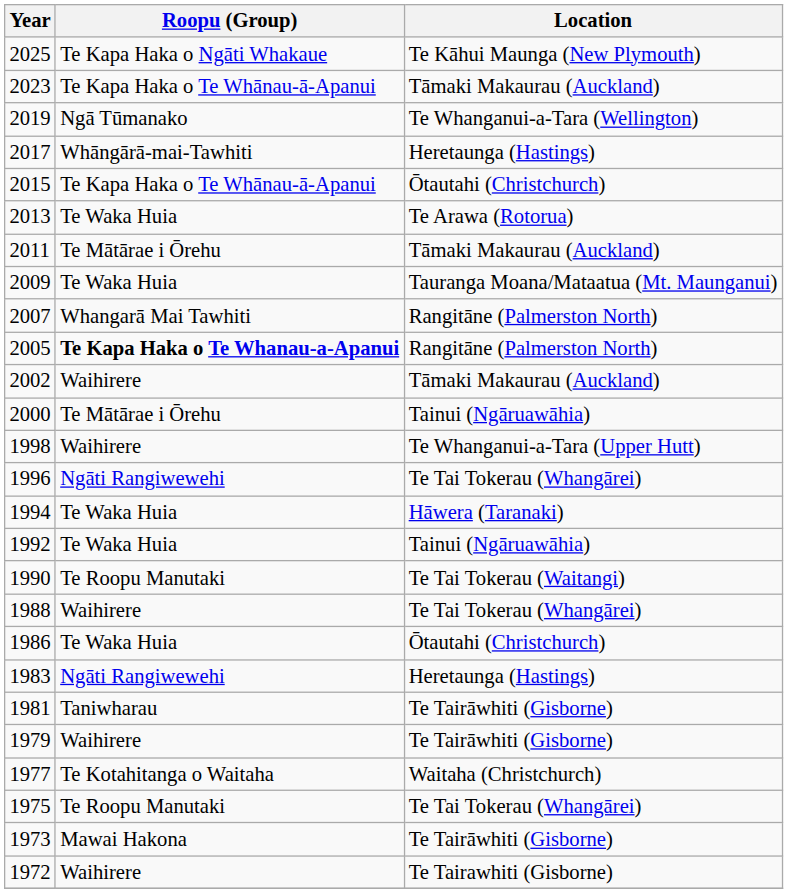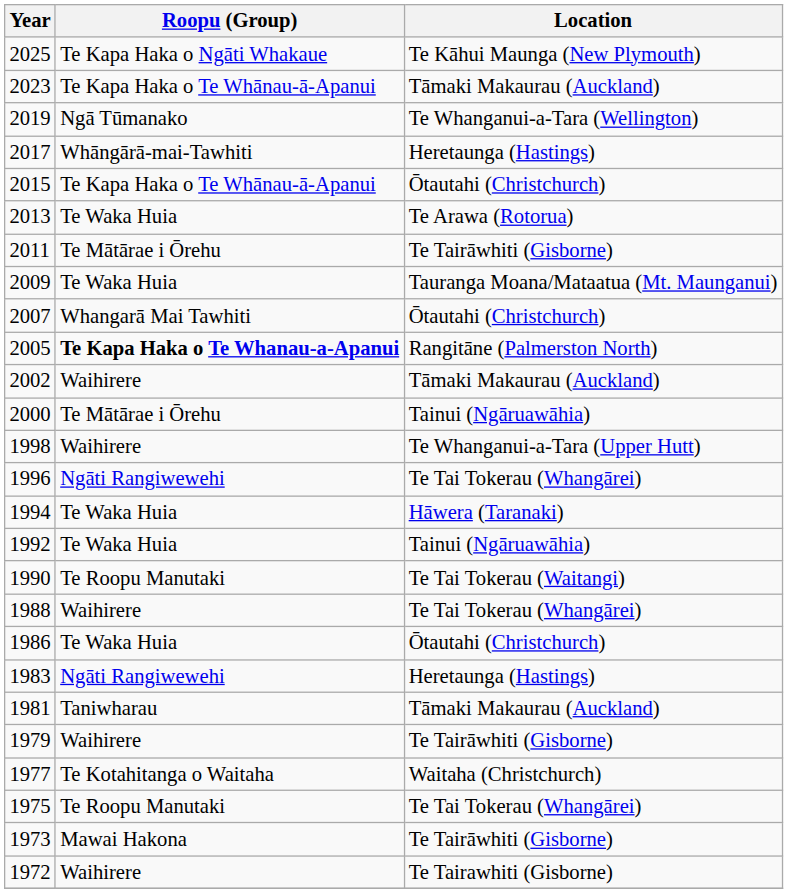(534, 250) Tāmaki Makaurau (Auckland) -> (511, 250) Te Tairāwhiti (Gisborne)
(533, 315) Rangitāne (Palmerston North) -> (507, 315) Ōtautahi (Christchurch)
(511, 708) Te Tairāwhiti (Gisborne) -> (534, 708) Tāmaki Makaurau (Auckland)
